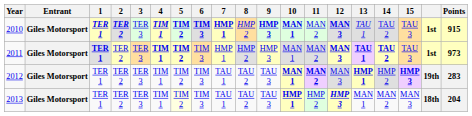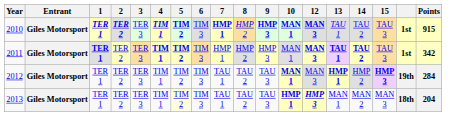- column: (316, 10)
(202, 29) bold -> (201, 29) normal
(454, 52) 973 -> (429, 52) 342
(454, 76) 283 -> (429, 76) 284
